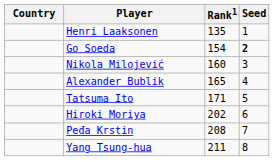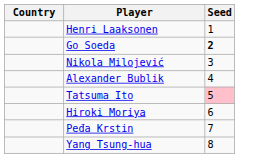- column: (222, 14)
(245, 98) no background -> (211, 95) pink background
